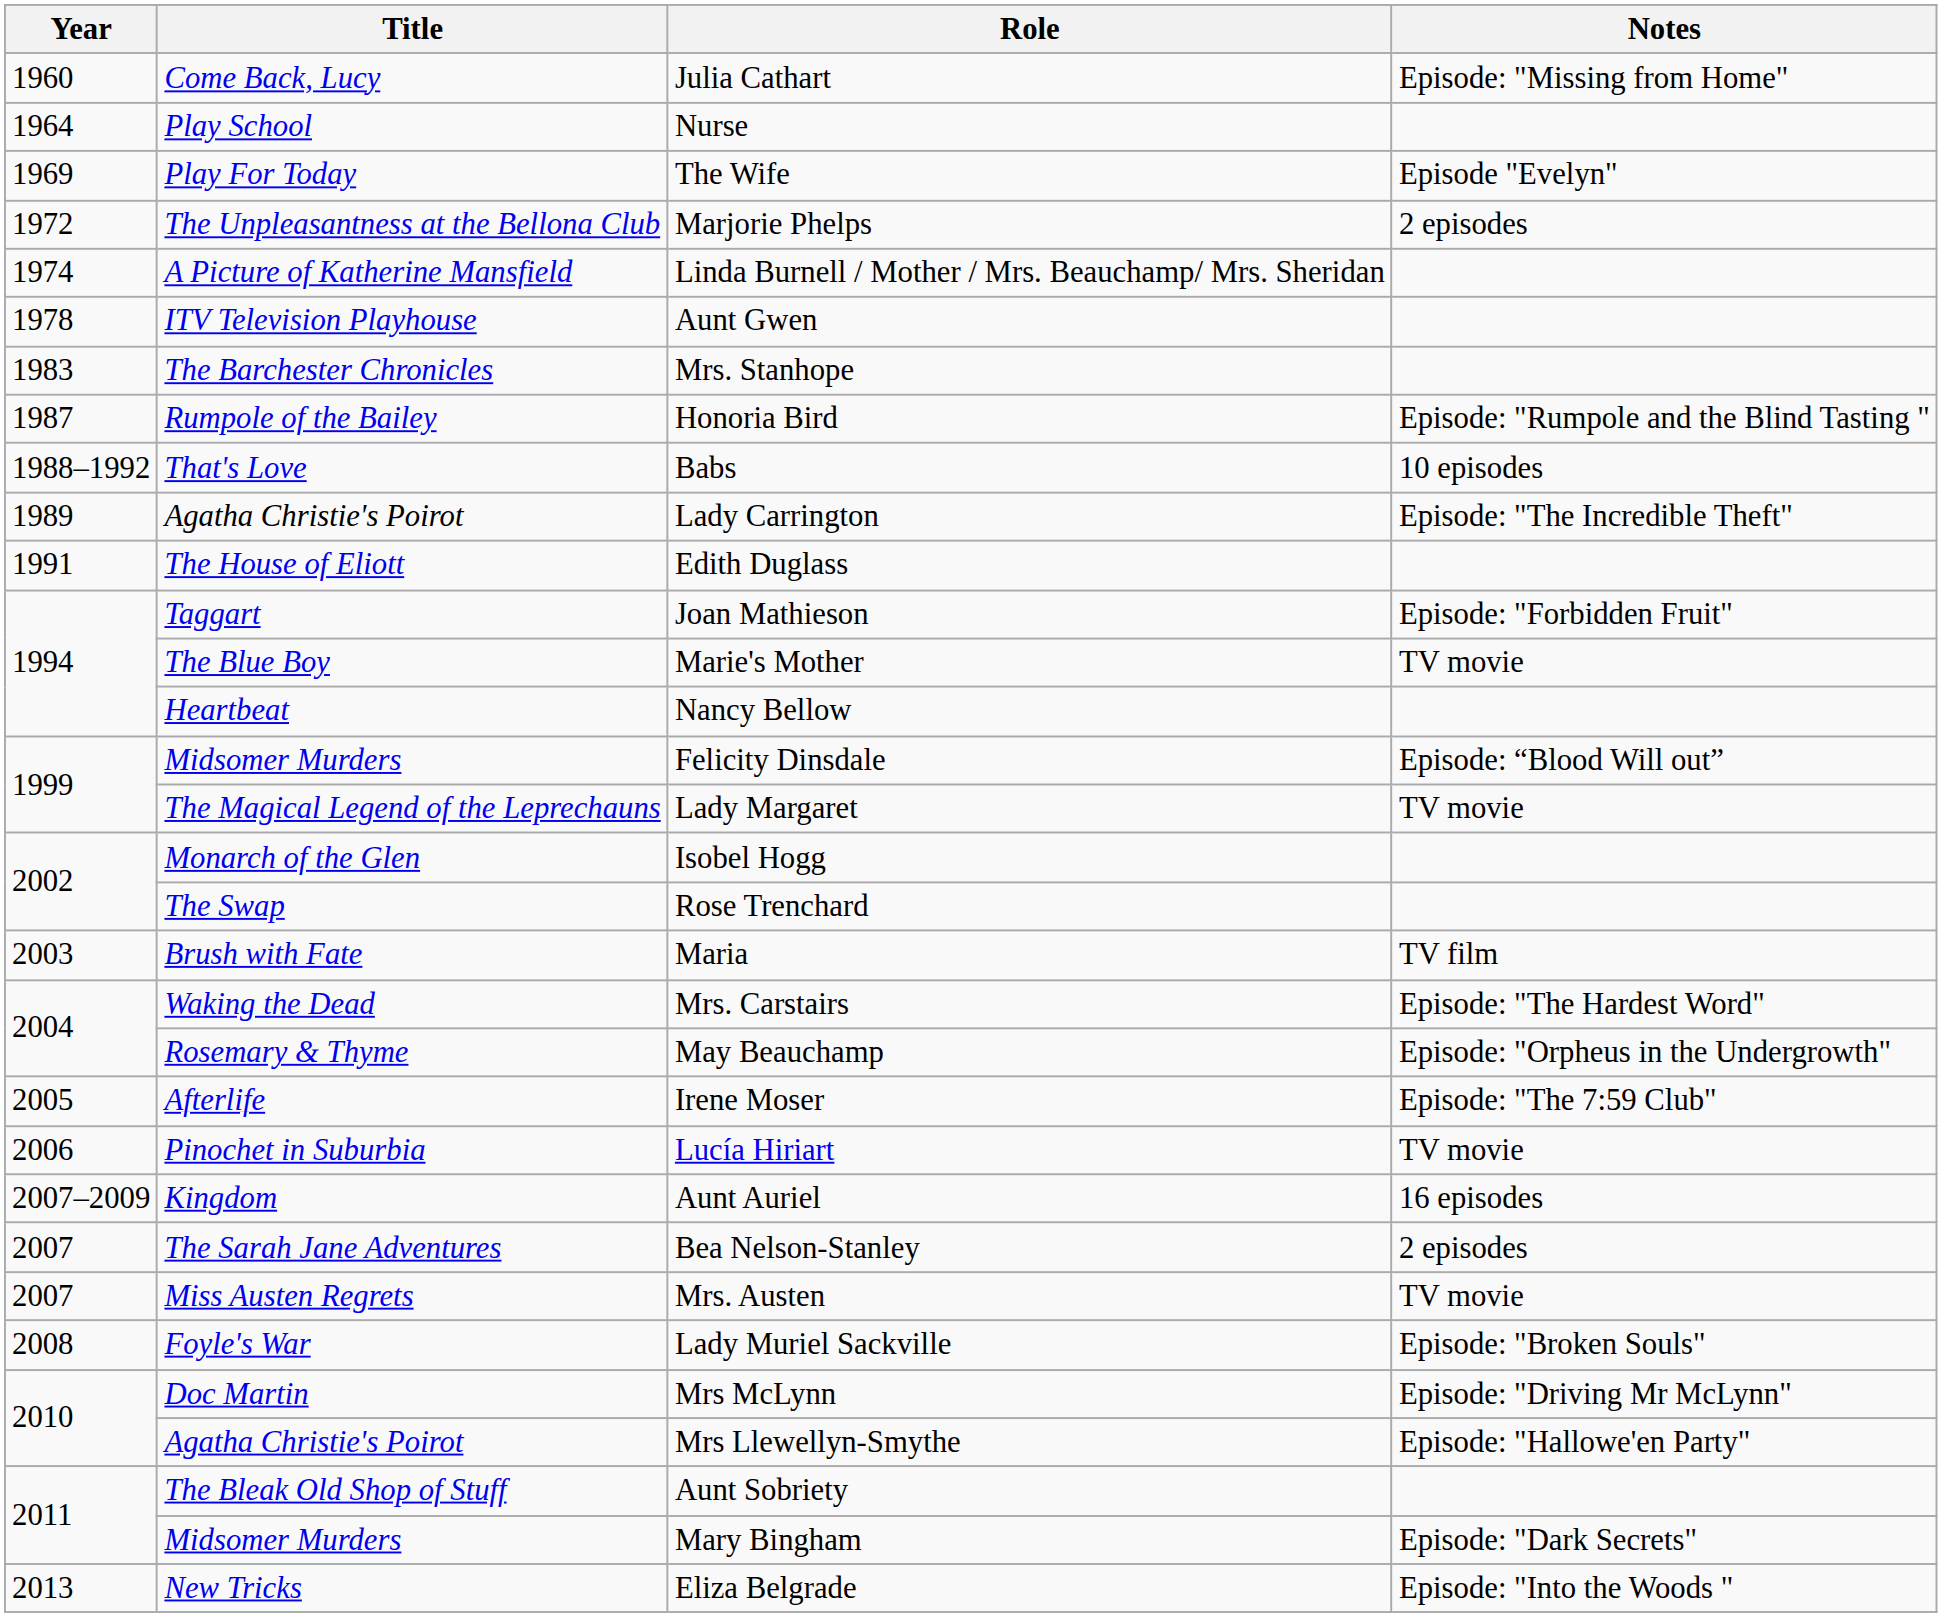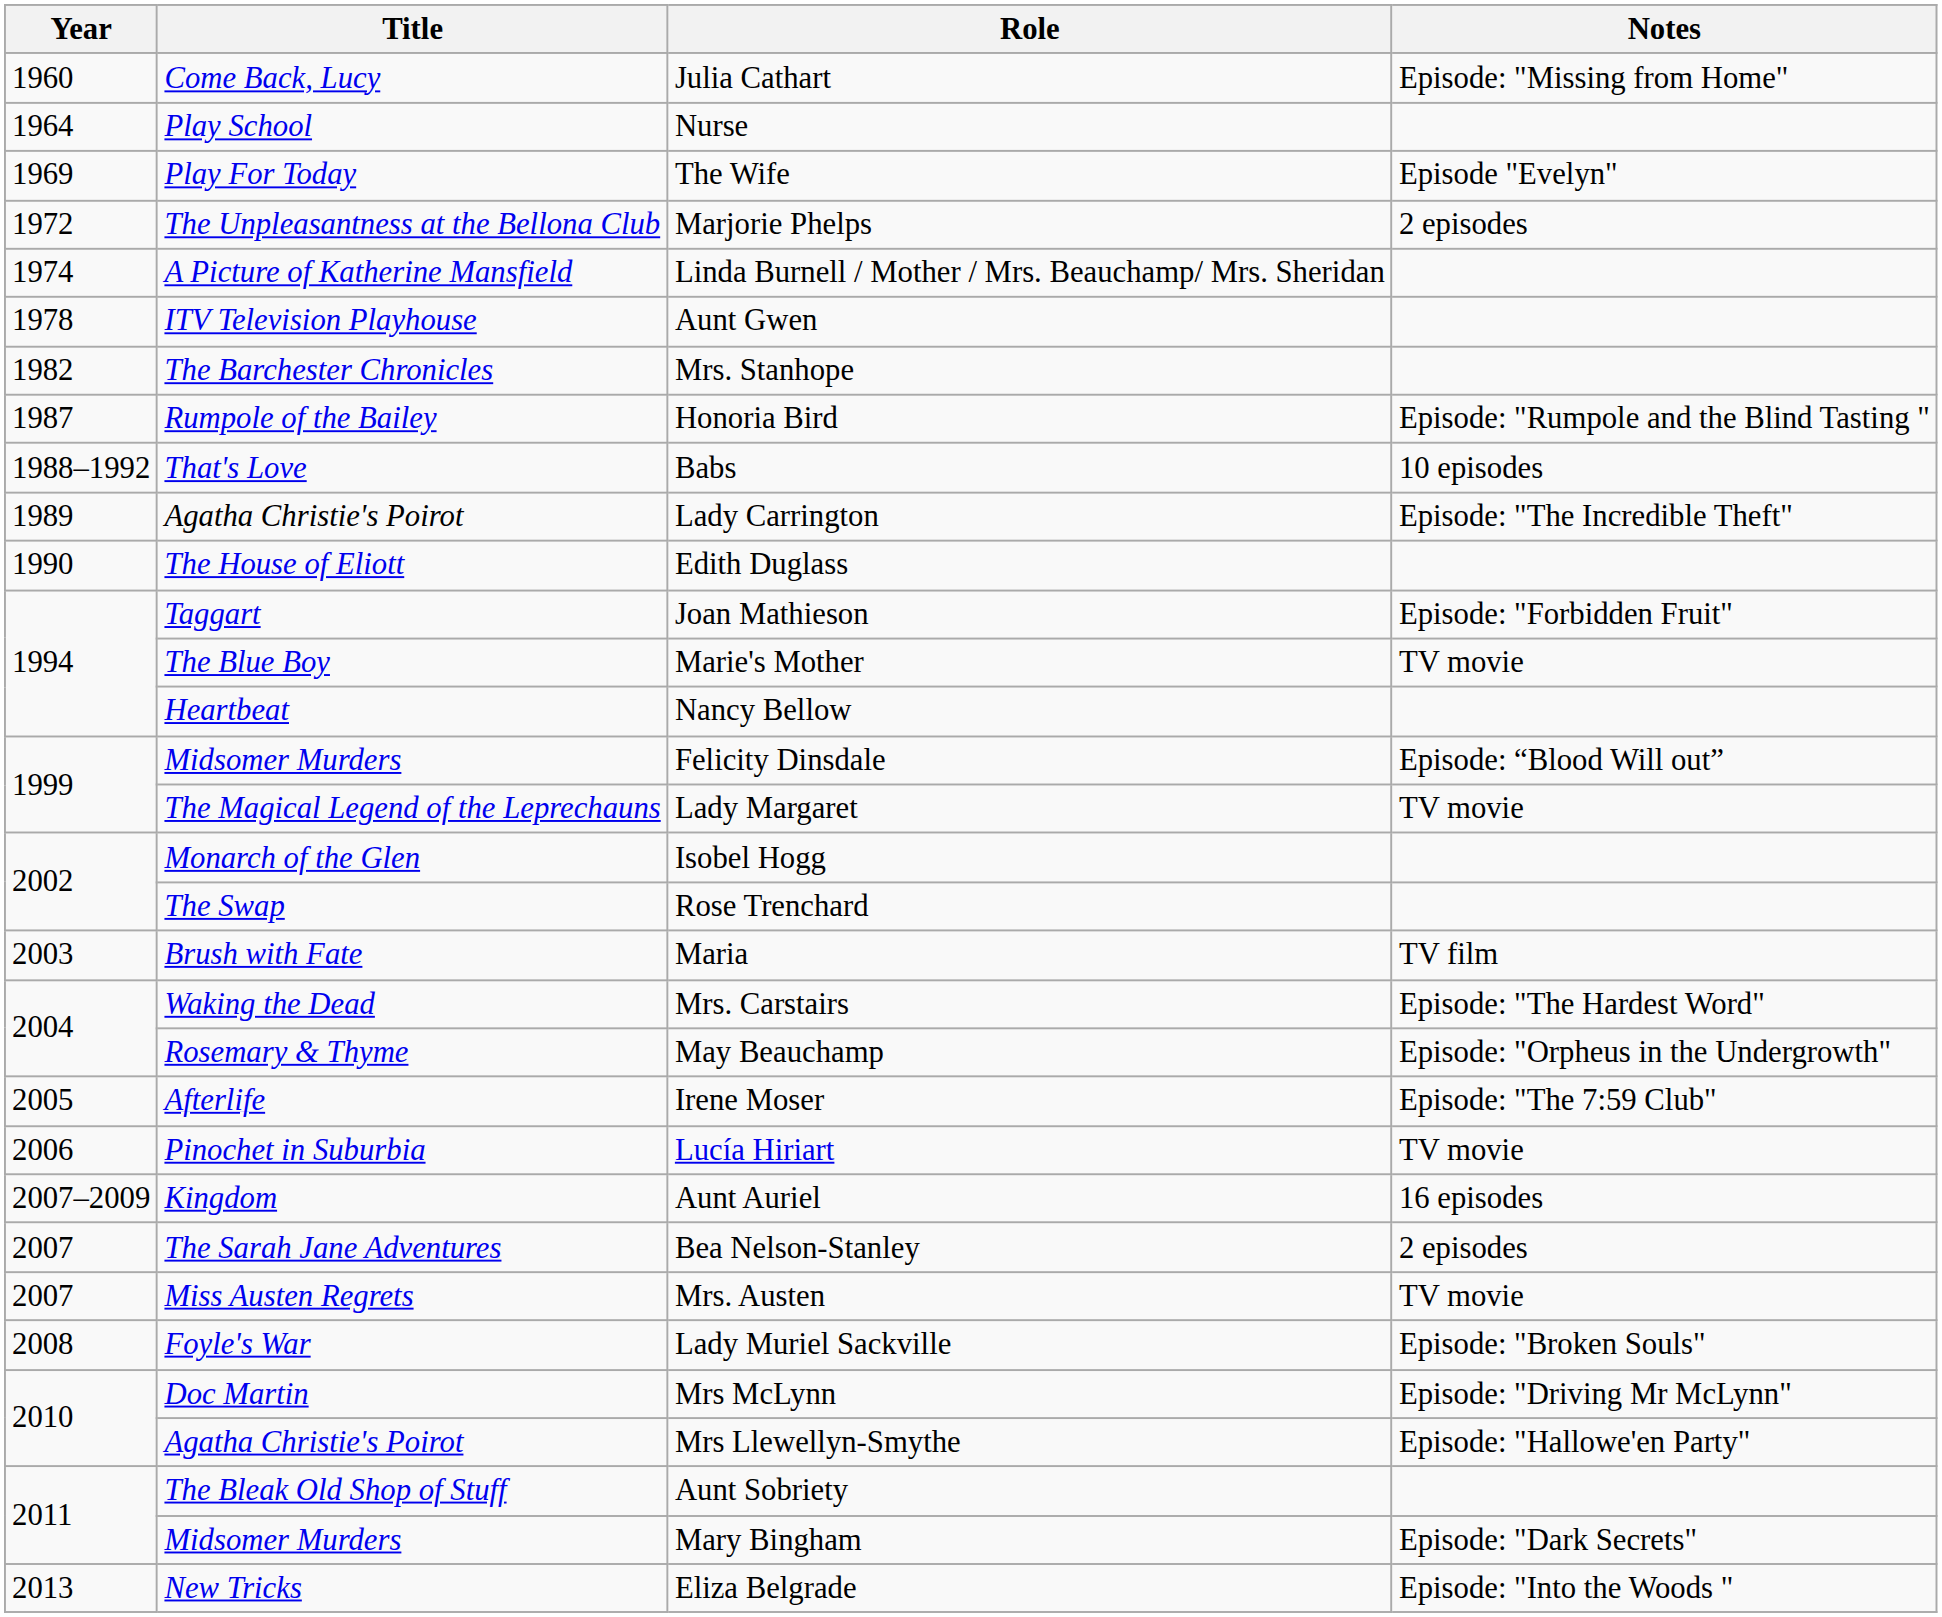(43, 369) 1983 -> (43, 369) 1982
(43, 564) 1991 -> (43, 564) 1990
